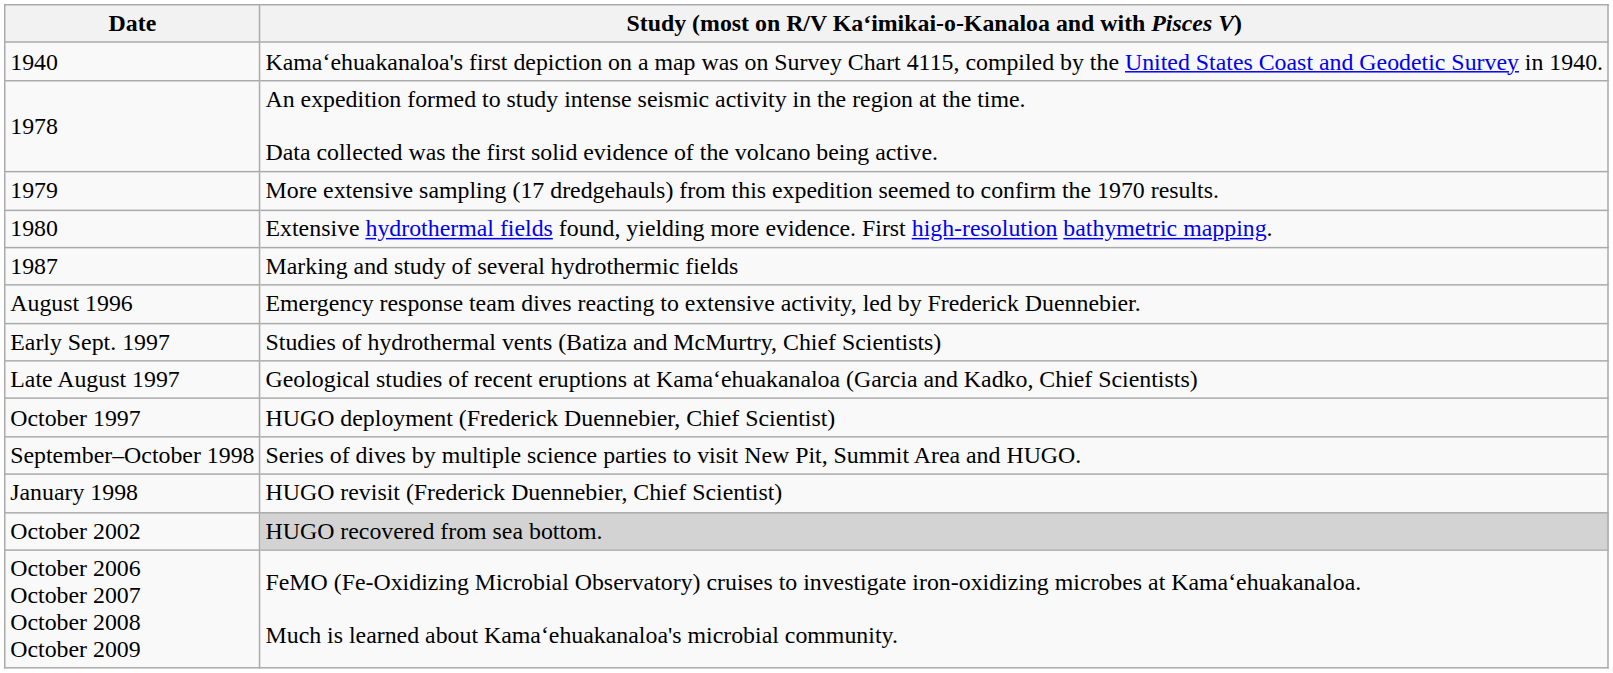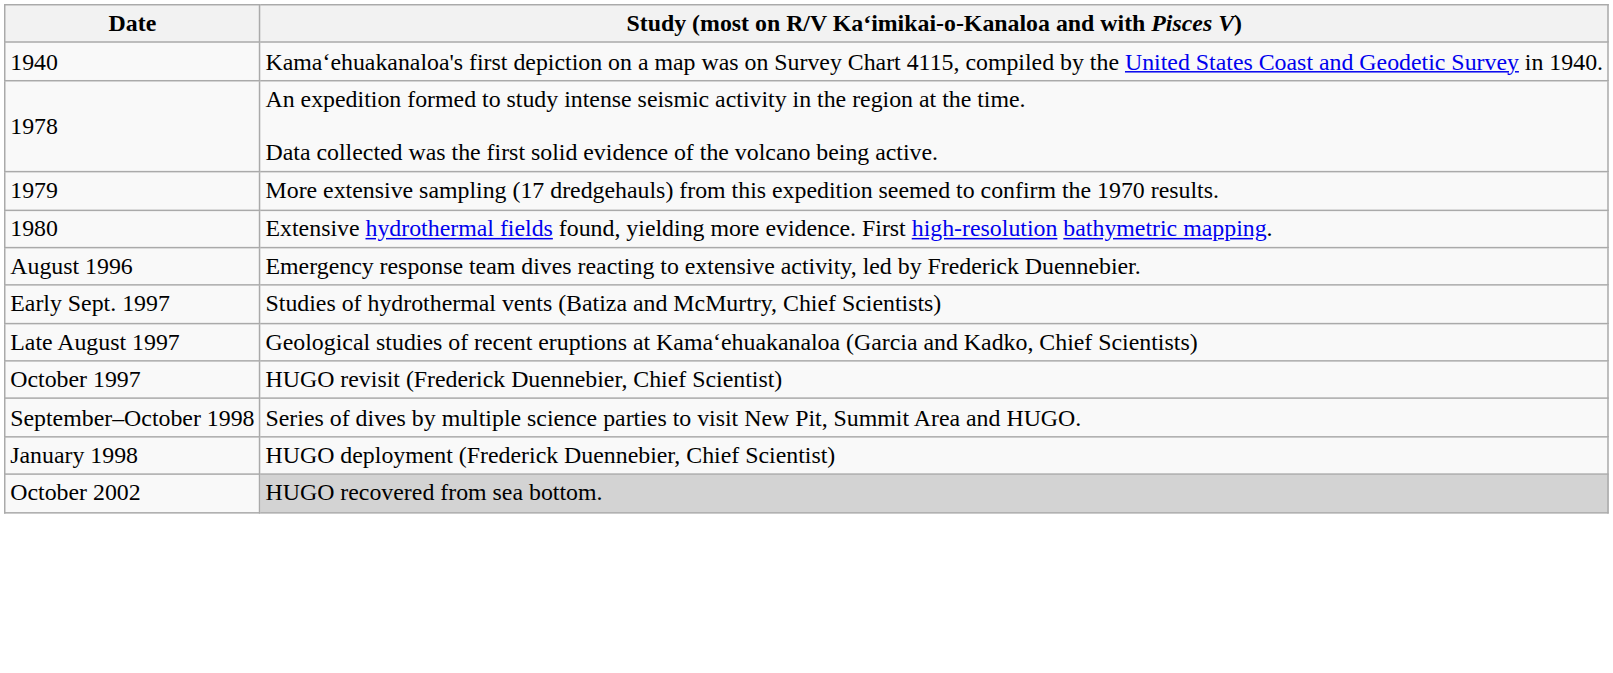- row: (34, 266)
(550, 417) HUGO deployment (Frederick Duennebier, Chief Scientist) -> (524, 379) HUGO revisit (Frederick Duennebier, Chief Scientist)
(524, 492) HUGO revisit (Frederick Duennebier, Chief Scientist) -> (550, 455) HUGO deployment (Frederick Duennebier, Chief Scientist)
- row: (75, 608)
